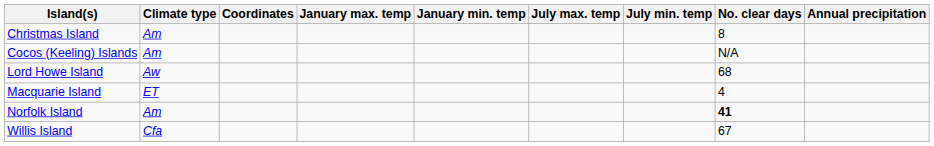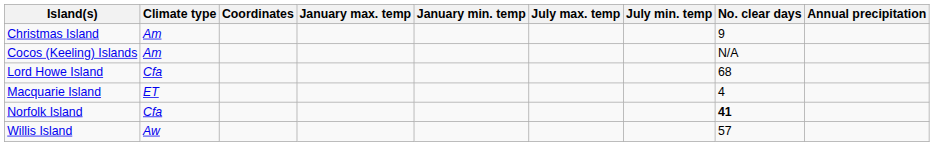(721, 33) 8 -> (721, 33) 9
(151, 72) Aw -> (153, 72) Cfa
(152, 111) Am -> (153, 111) Cfa
(153, 131) Cfa -> (151, 131) Aw
(725, 131) 67 -> (725, 131) 57
